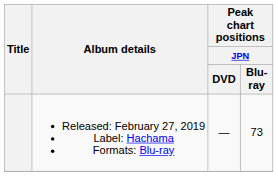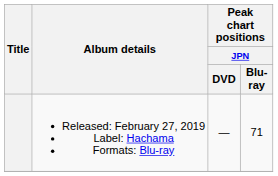(257, 132) 73 -> (257, 132) 71
